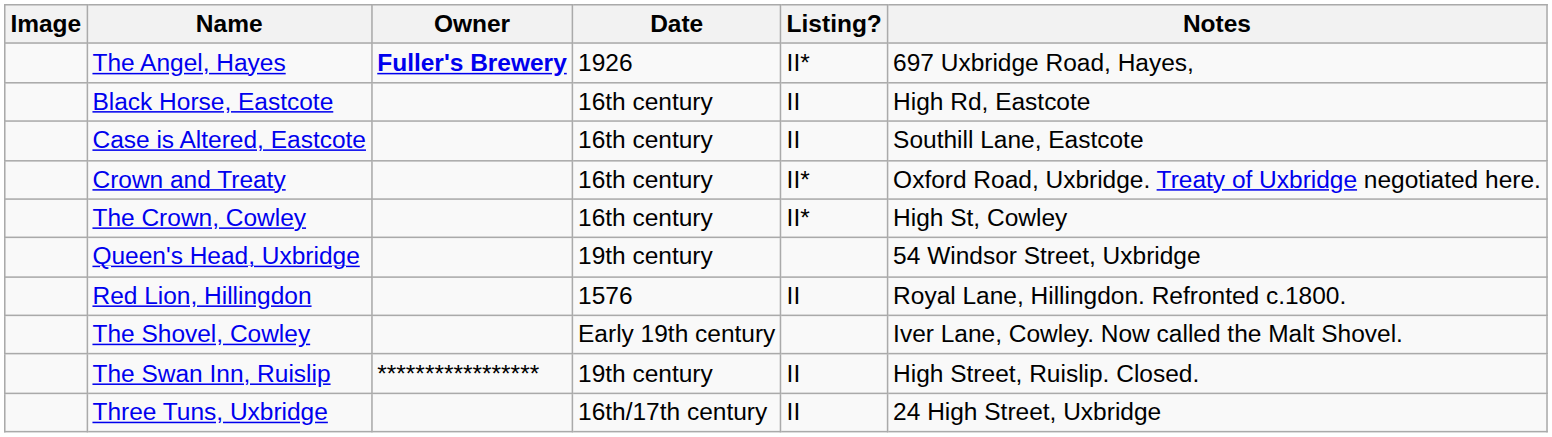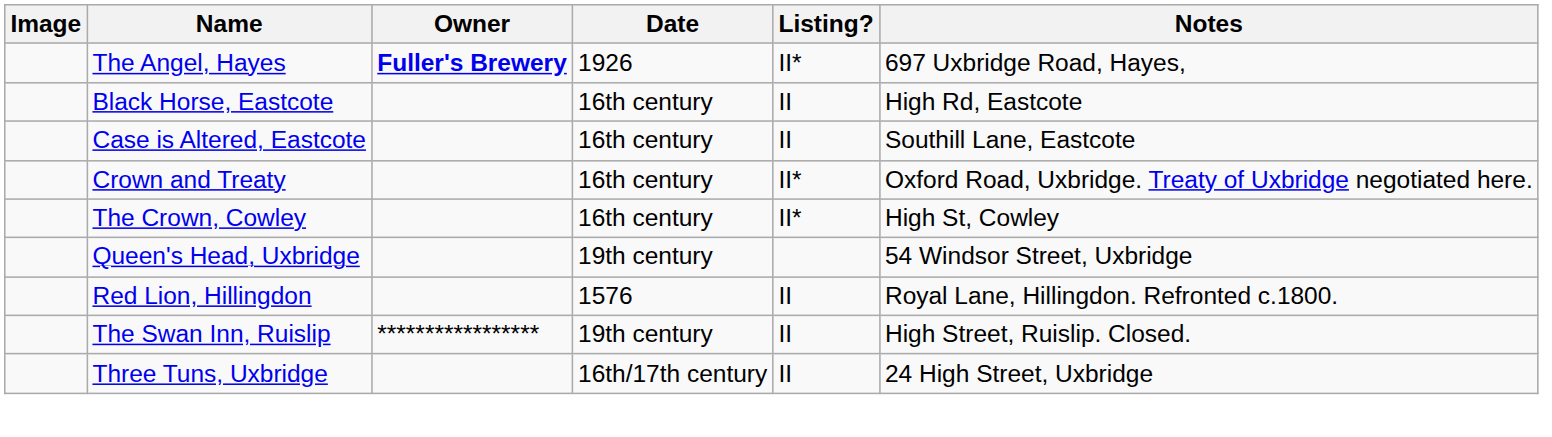- row: (201, 334)
